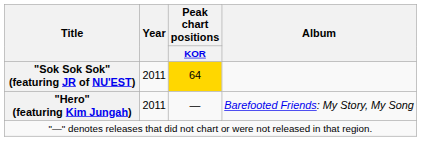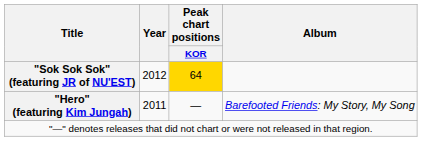(154, 76) 2011 -> (155, 76) 2012
